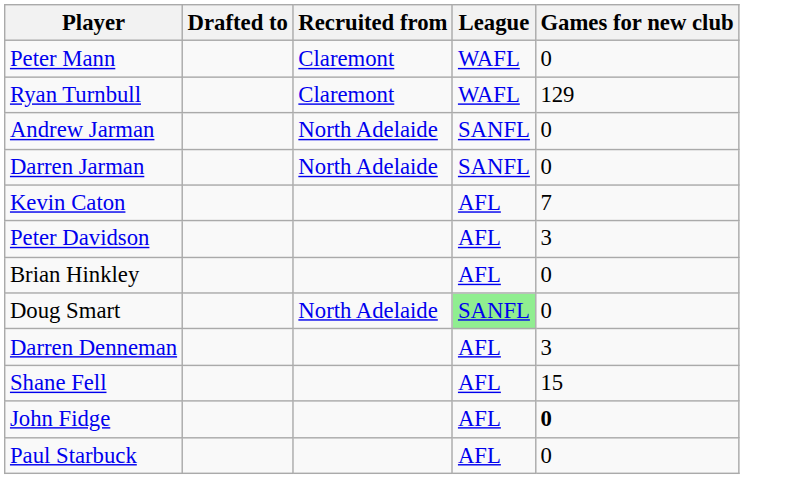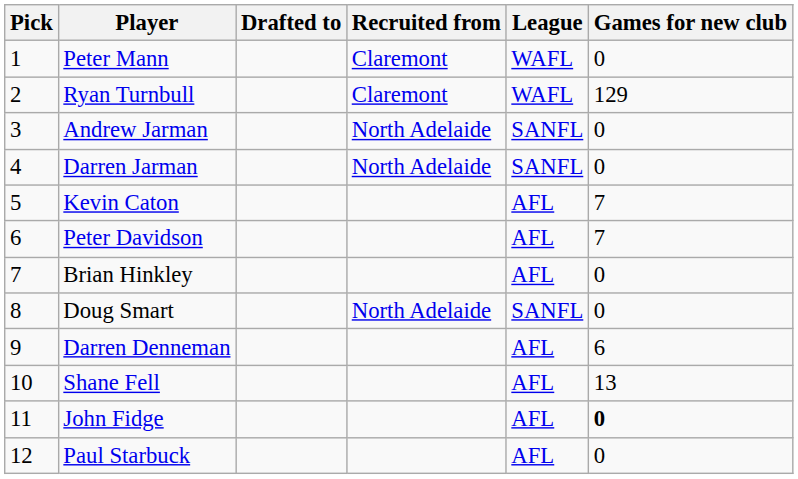+ column: (31, 22)
(546, 238) 3 -> (599, 238) 7
(494, 310) lightgreen background -> (547, 310) no background
(546, 346) 3 -> (599, 346) 6
(552, 382) 15 -> (605, 382) 13
